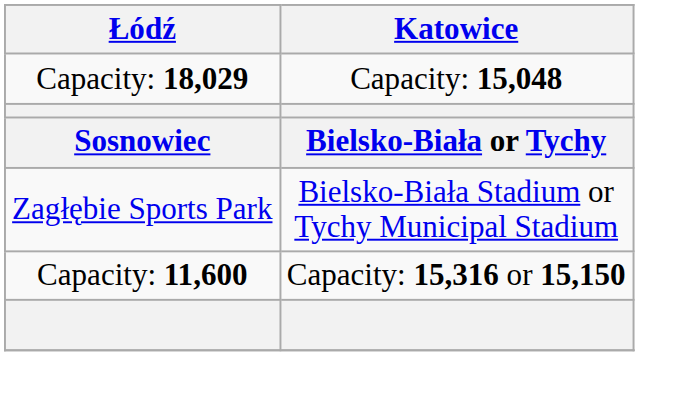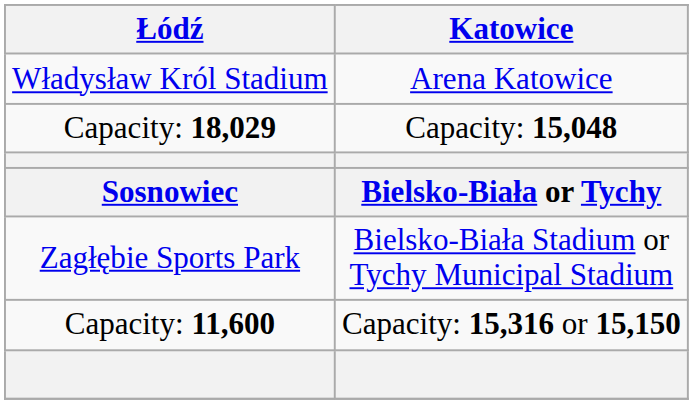+ row: (170, 78)
